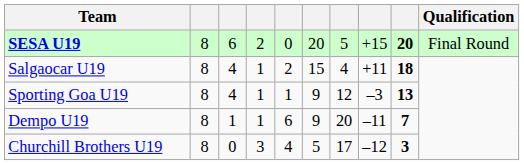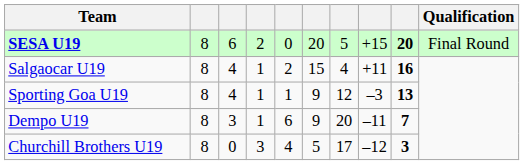(405, 69) 18 -> (405, 69) 16
(232, 120) 1 -> (232, 120) 3
